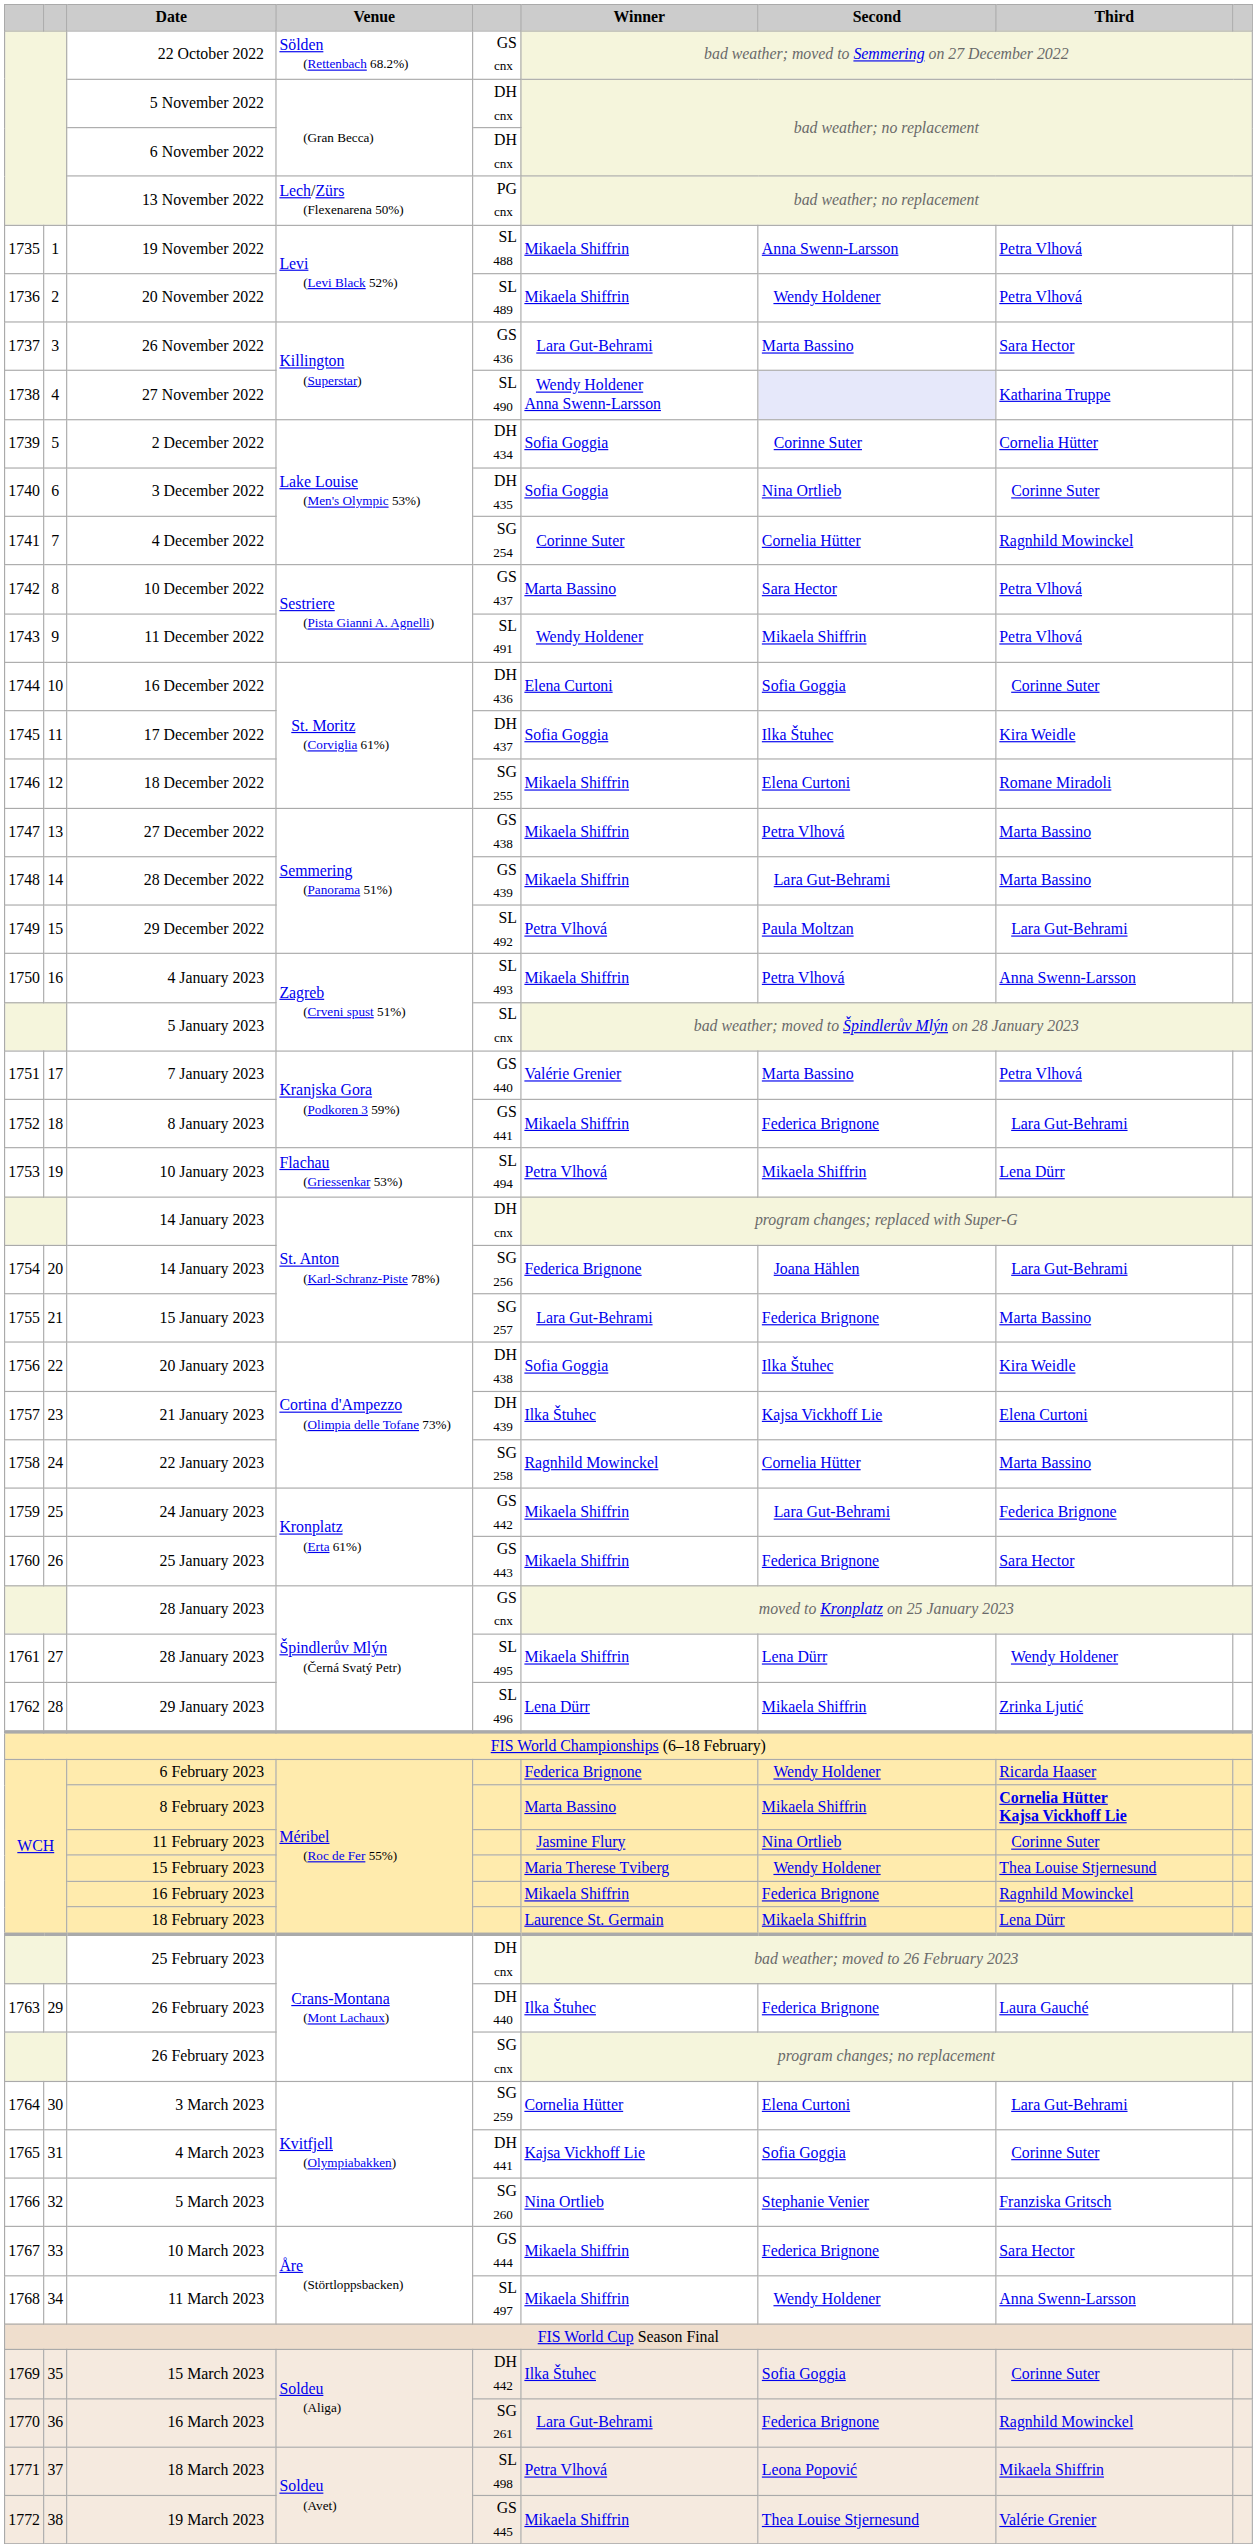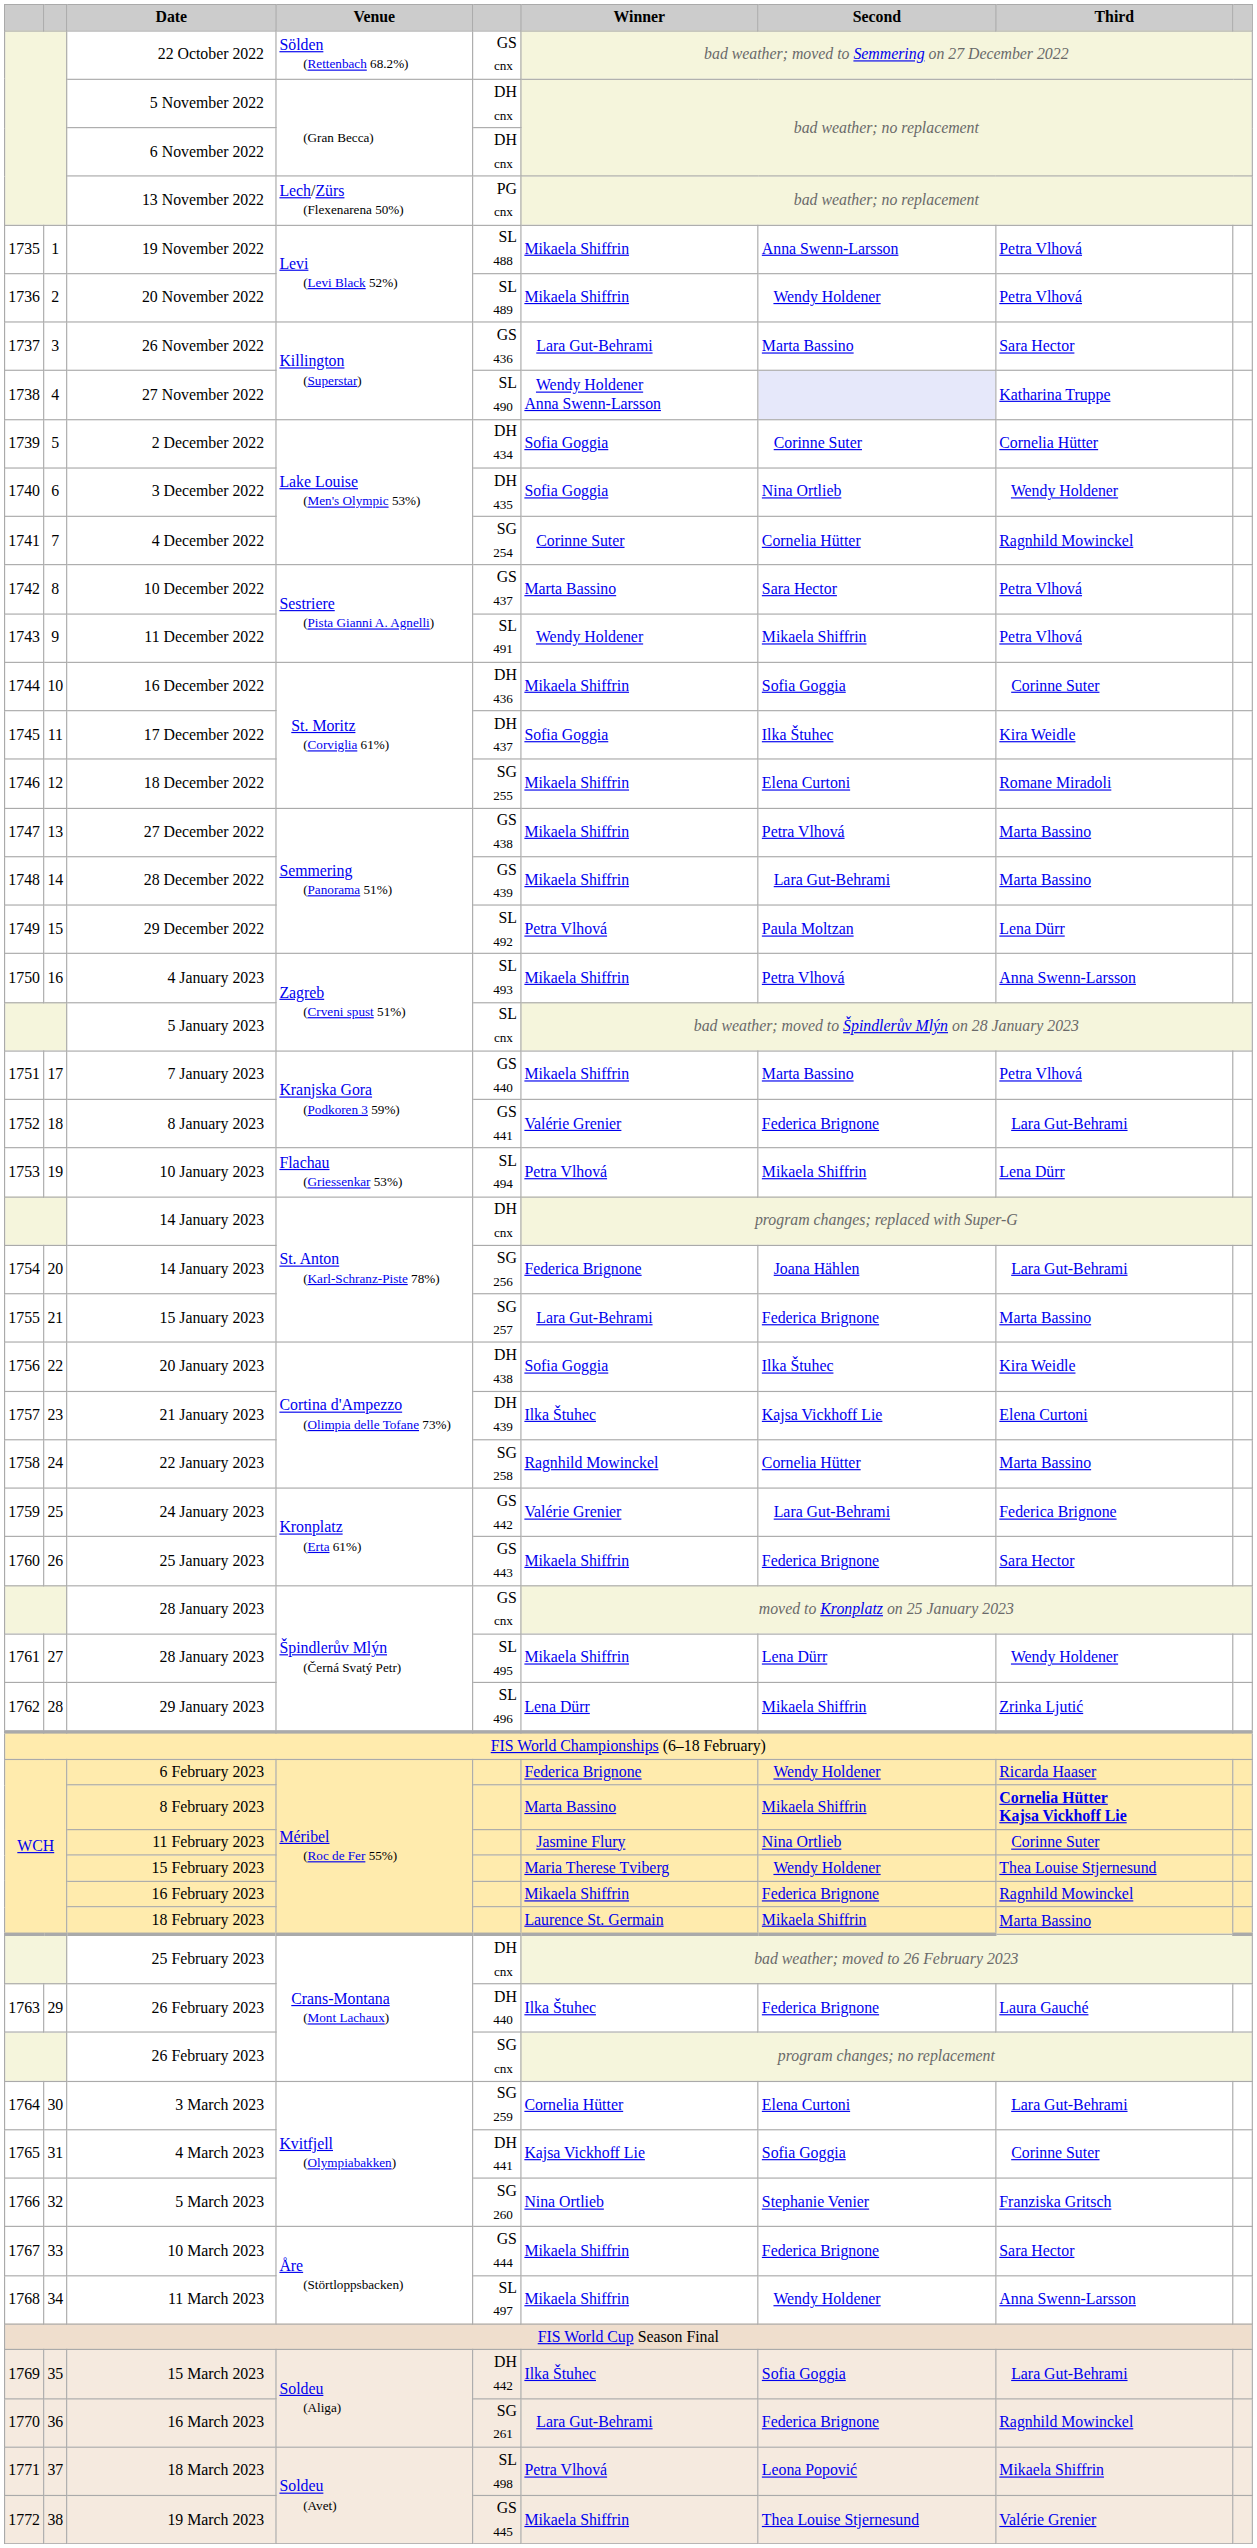(1049, 491) Corinne Suter -> (1059, 491) Wendy Holdener
(569, 686) Elena Curtoni -> (577, 686) Mikaela Shiffrin
(1063, 928) Lara Gut-Behrami -> (1032, 928) Lena Dürr
(573, 1074) Valérie Grenier -> (577, 1074) Mikaela Shiffrin
(577, 1123) Mikaela Shiffrin -> (573, 1123) Valérie Grenier
(577, 1512) Mikaela Shiffrin -> (573, 1512) Valérie Grenier
(1032, 1919) Lena Dürr -> (1045, 1920) Marta Bassino
(1049, 2373) Corinne Suter -> (1063, 2373) Lara Gut-Behrami
